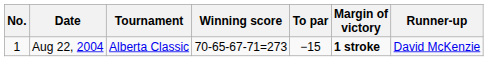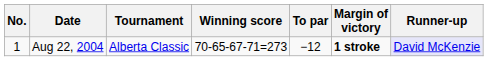(311, 47) −15 -> (311, 47) −12
(437, 47) no background -> (437, 47) lavender background
